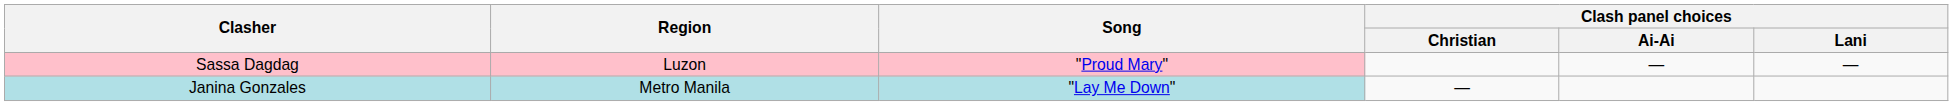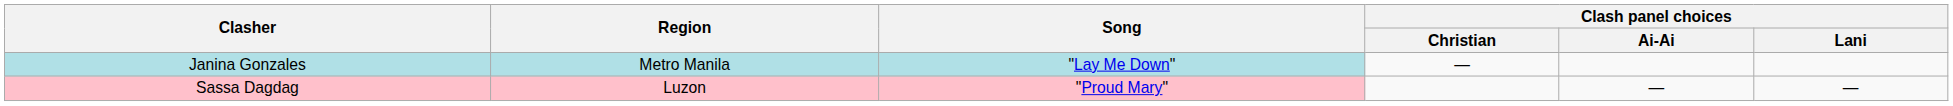rows swapped: (247, 64) <-> (247, 88)
